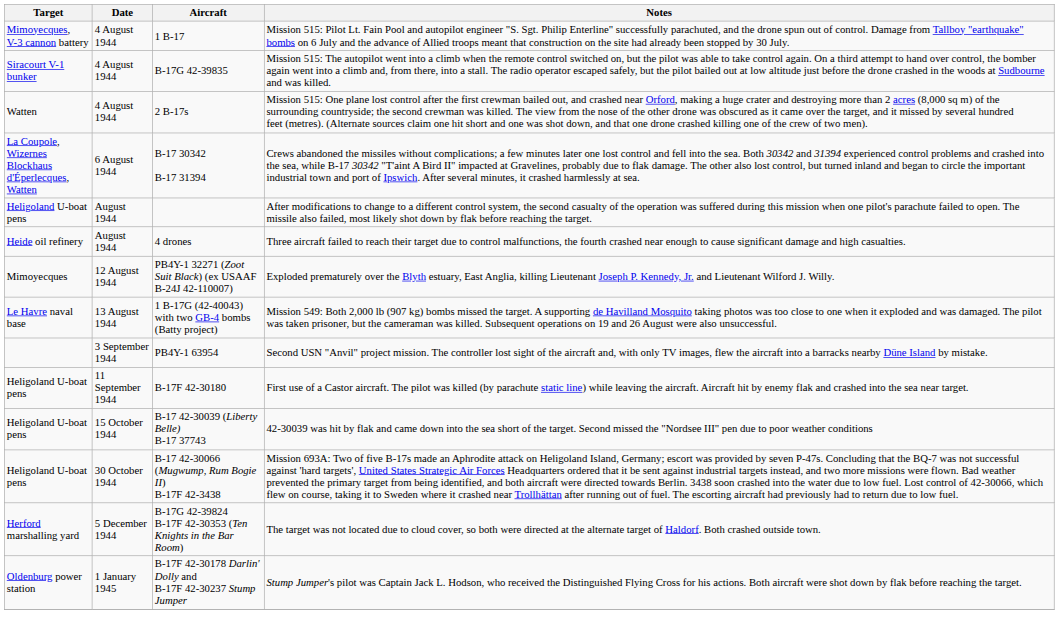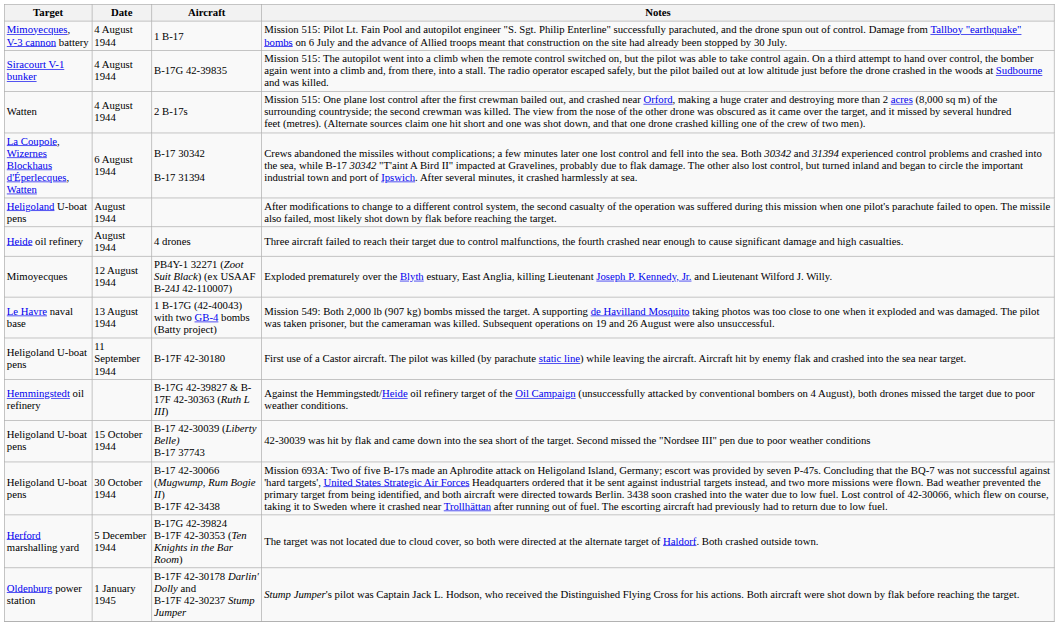- row: (187, 352)
+ row: (203, 400)
